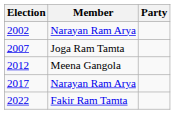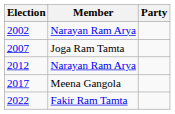(86, 65) Meena Gangola -> (93, 65) Narayan Ram Arya
(93, 83) Narayan Ram Arya -> (86, 83) Meena Gangola
